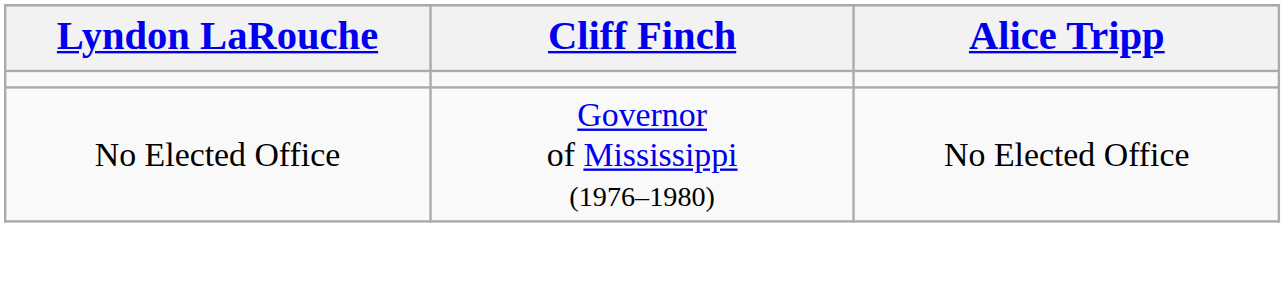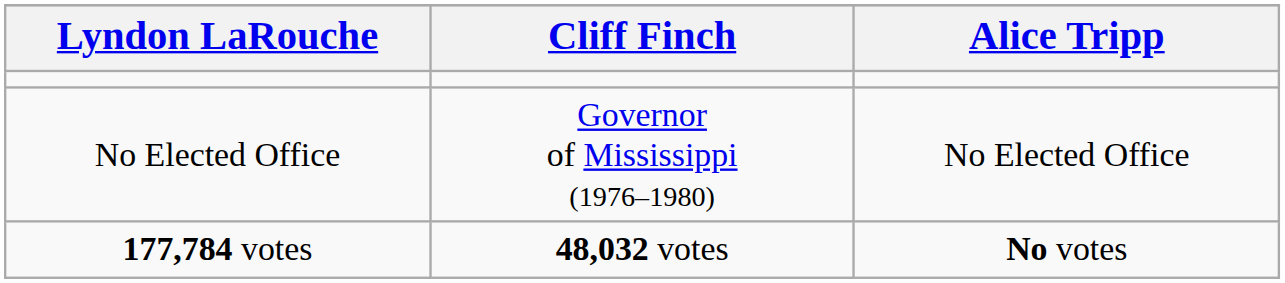+ row: (218, 249)
